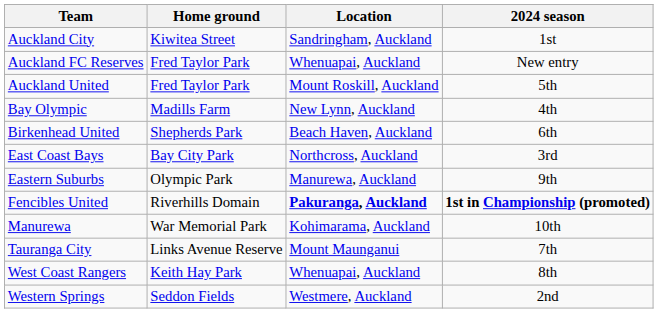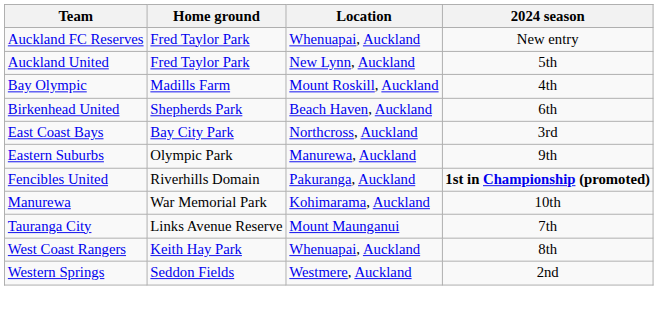- row: (51, 39)
(364, 86) Mount Roskill, Auckland -> (352, 62) New Lynn, Auckland
(352, 109) New Lynn, Auckland -> (364, 86) Mount Roskill, Auckland
(358, 202) bold -> (352, 179) normal
